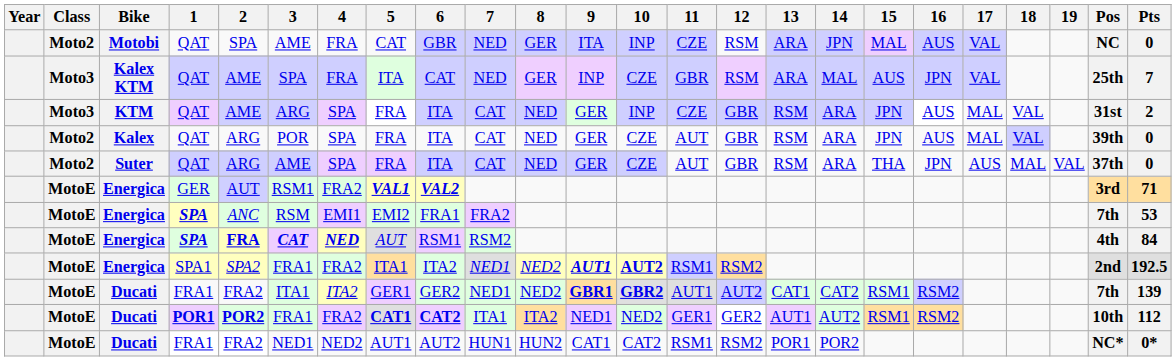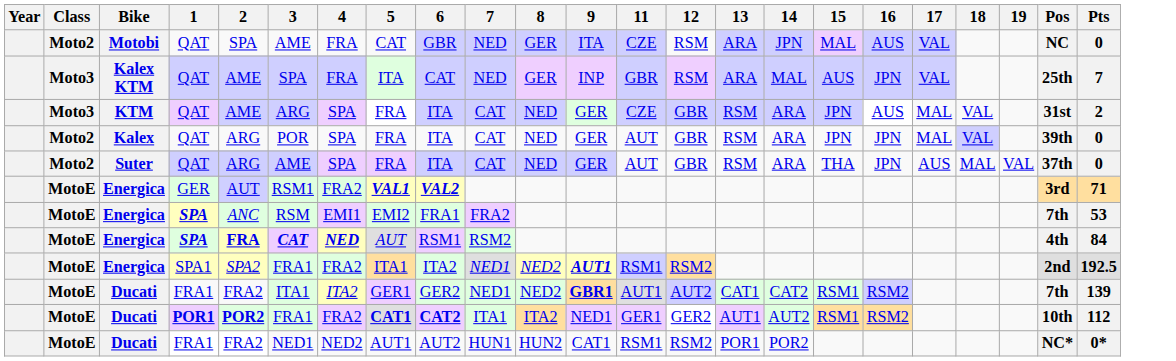- column: (642, 17)
(938, 138) AUS -> (888, 138) JPN
